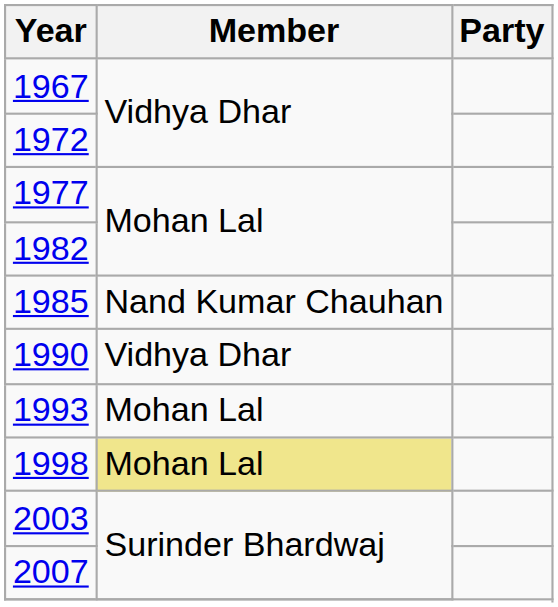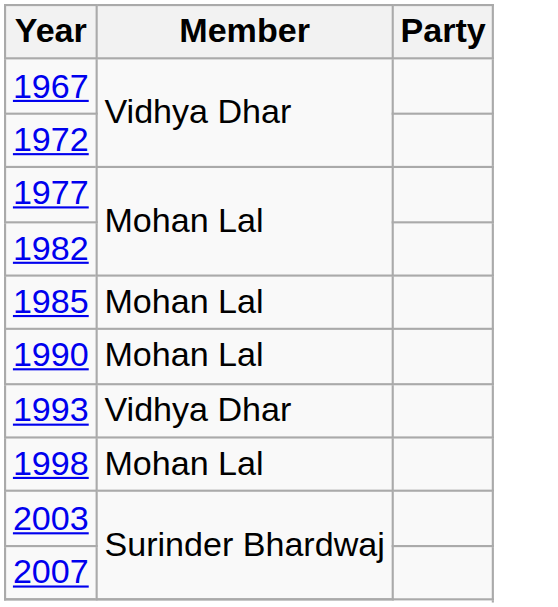(274, 301) Nand Kumar Chauhan -> (184, 301) Mohan Lal
(198, 355) Vidhya Dhar -> (184, 355) Mohan Lal
(184, 409) Mohan Lal -> (198, 409) Vidhya Dhar
(184, 463) khaki background -> (184, 463) no background
